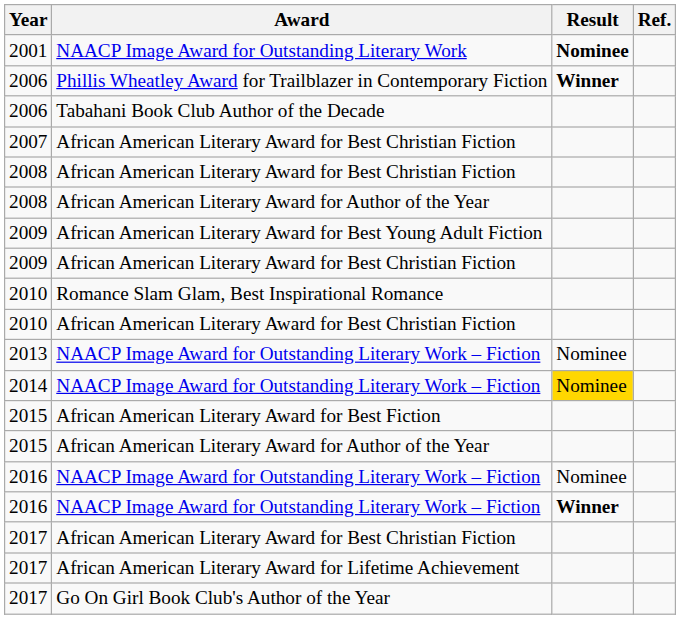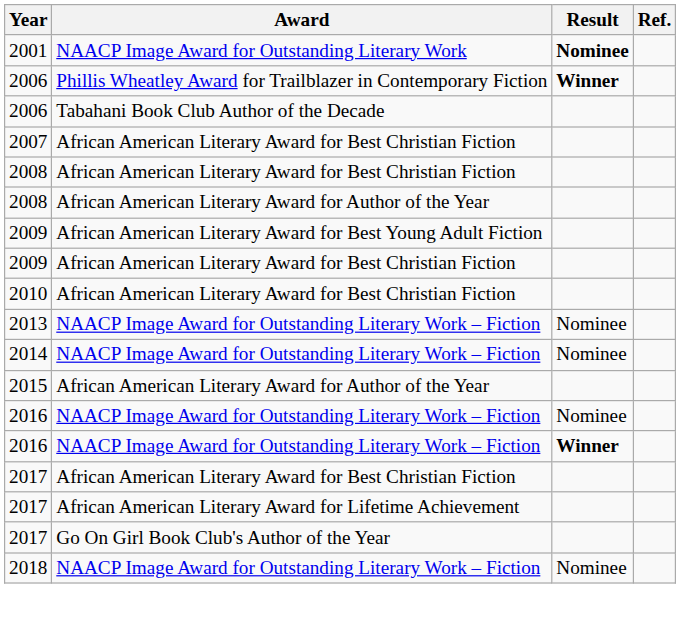- row: (28, 293)
(591, 385) gold background -> (591, 354) no background
- row: (28, 415)
+ row: (28, 567)
